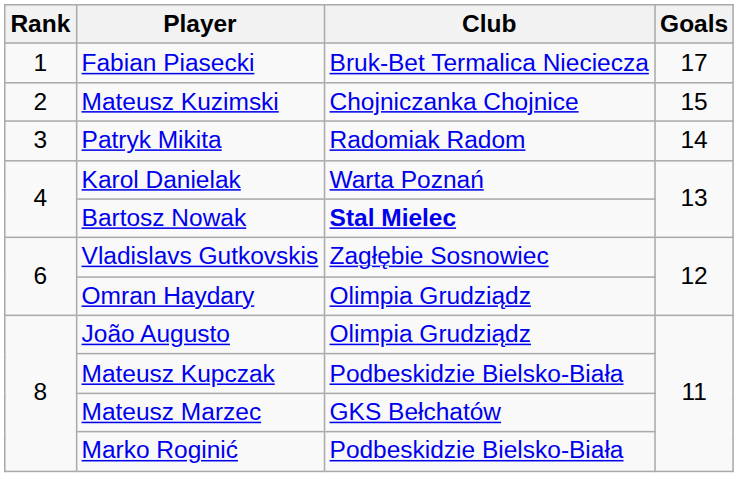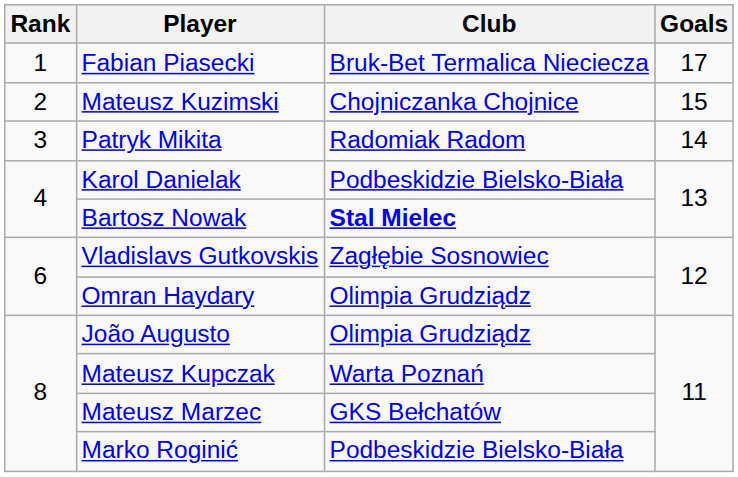(407, 179) Warta Poznań -> (477, 179) Podbeskidzie Bielsko-Biała
(477, 373) Podbeskidzie Bielsko-Biała -> (407, 373) Warta Poznań
